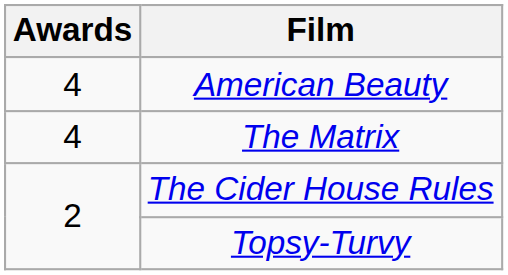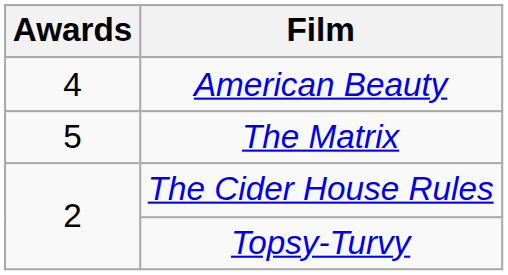(73, 136) 4 -> (73, 136) 5
